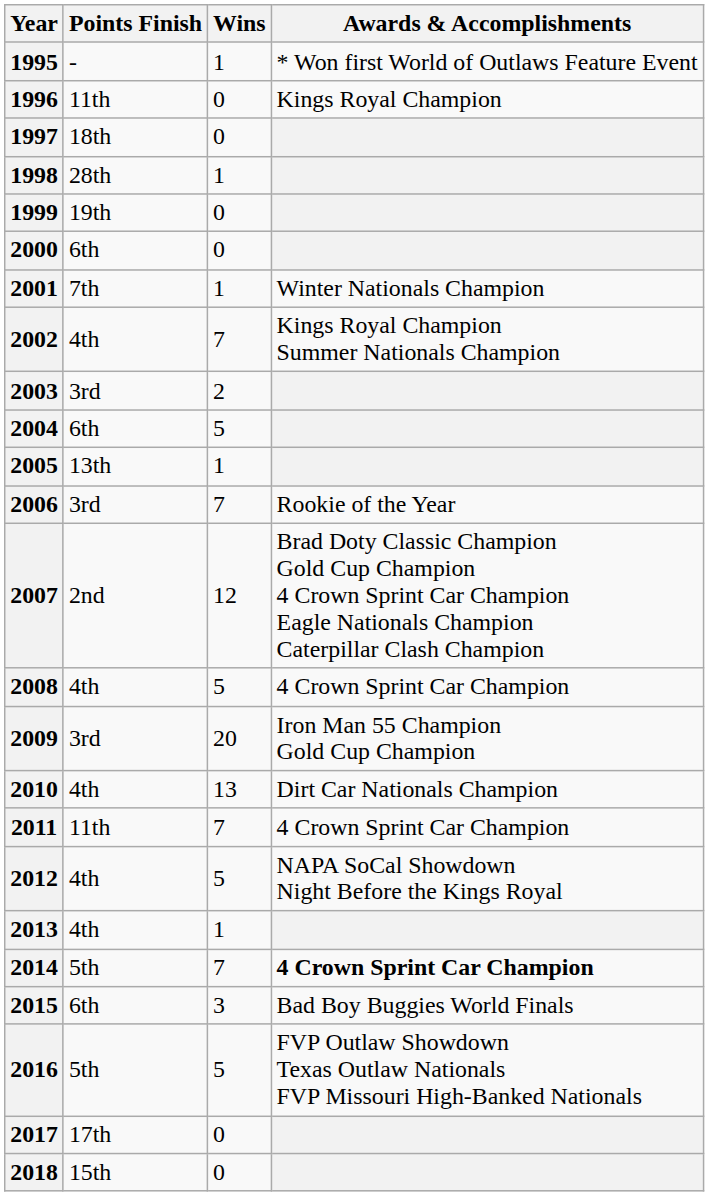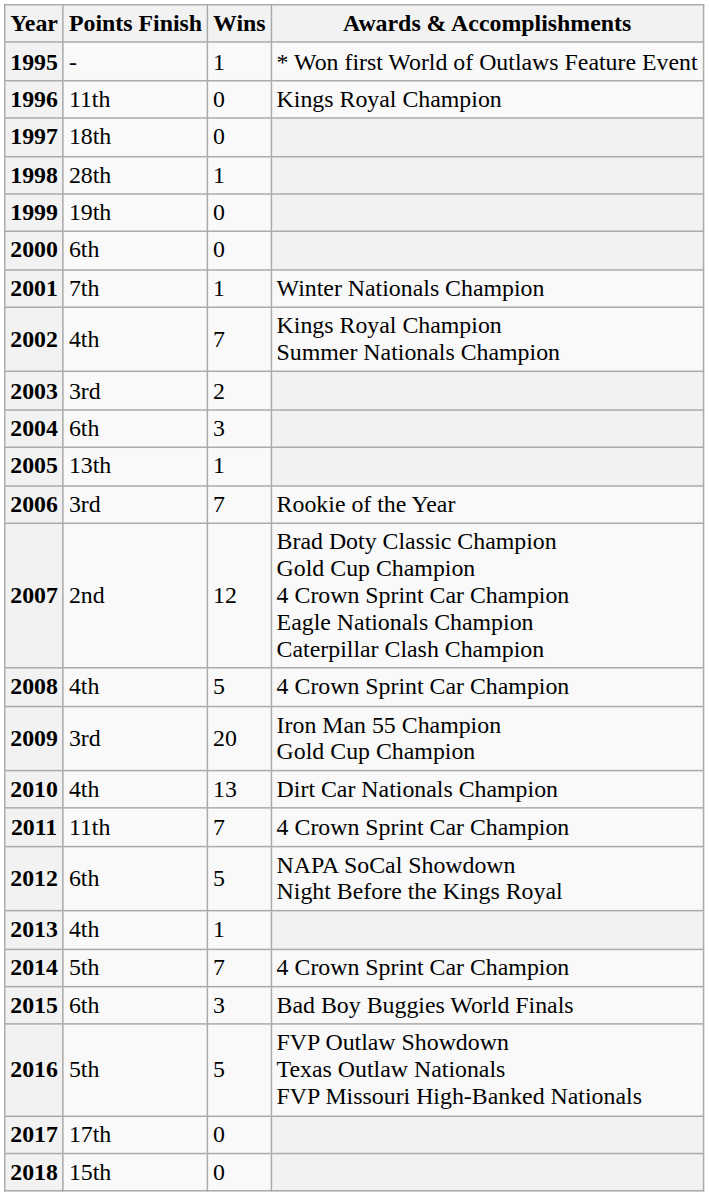(219, 428) 5 -> (219, 428) 3
(84, 878) 4th -> (84, 878) 6th
(435, 967) bold -> (423, 967) normal
